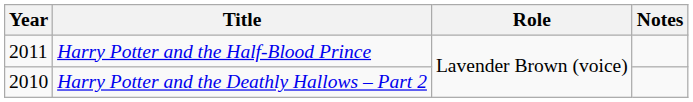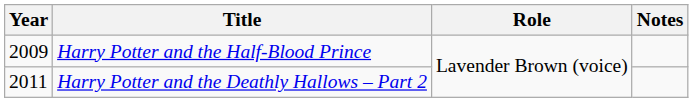(28, 50) 2011 -> (29, 50) 2009
(29, 81) 2010 -> (28, 81) 2011
